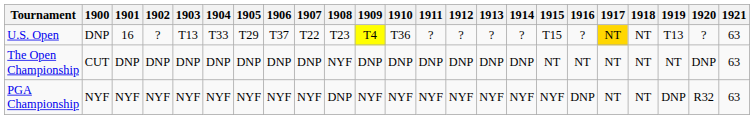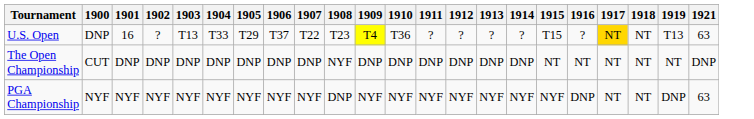- column: (704, 14)
(734, 62) 63 -> (704, 62) DNP
